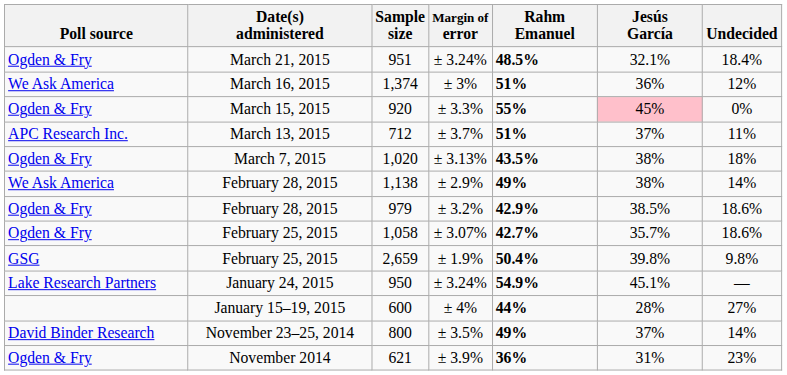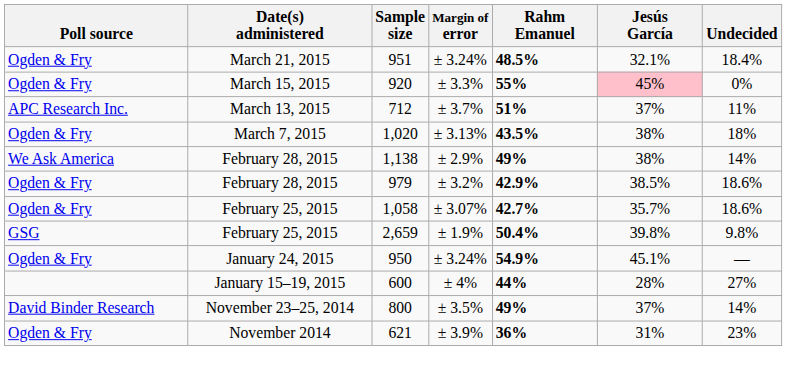- row: (400, 84)
(82, 283) Lake Research Partners -> (50, 258) Ogden & Fry
